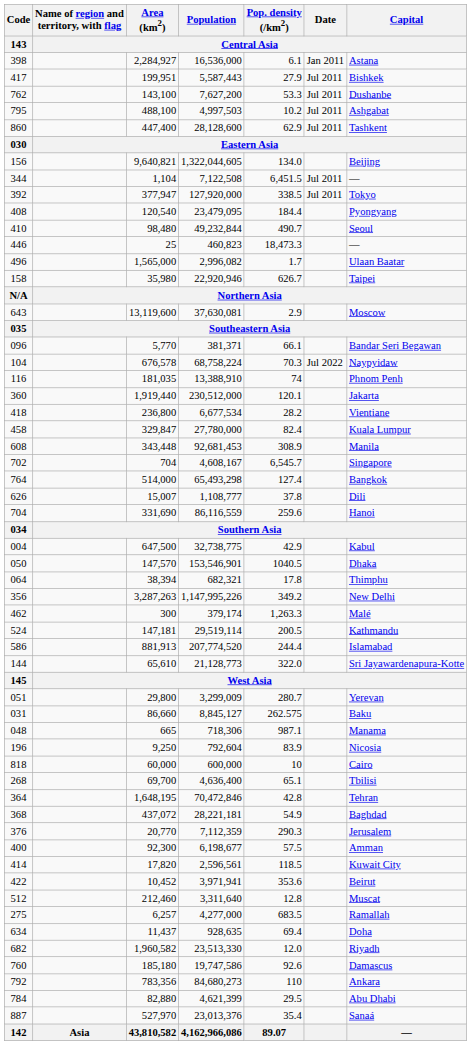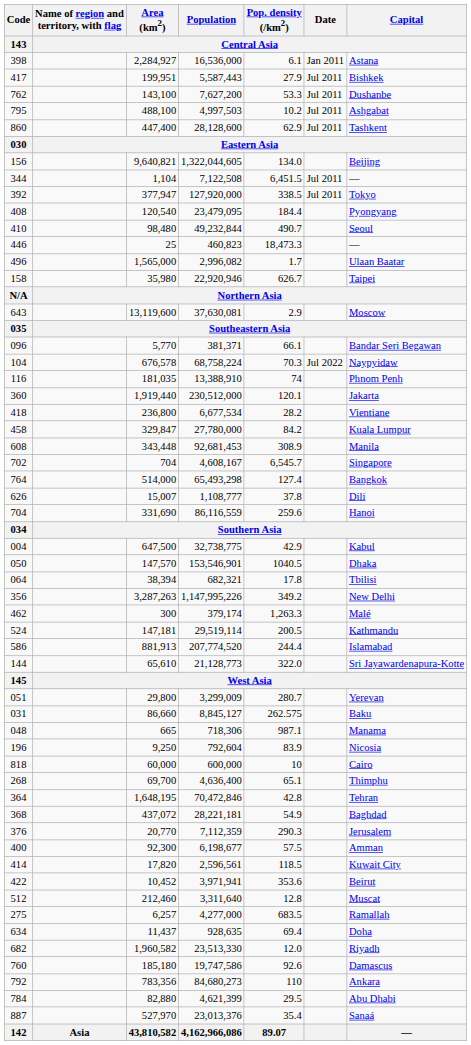(293, 429) 82.4 -> (293, 429) 84.2
(368, 580) Thimphu -> (363, 580) Tbilisi
(363, 781) Tbilisi -> (368, 781) Thimphu
